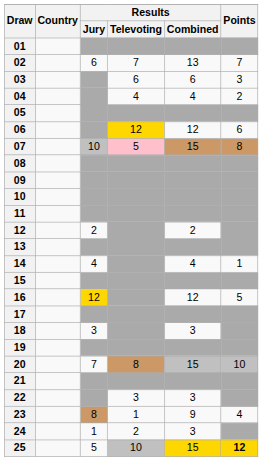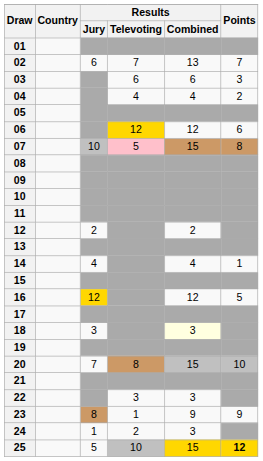(193, 331) no background -> (193, 331) lightyellow background
(239, 414) 4 -> (239, 414) 9
